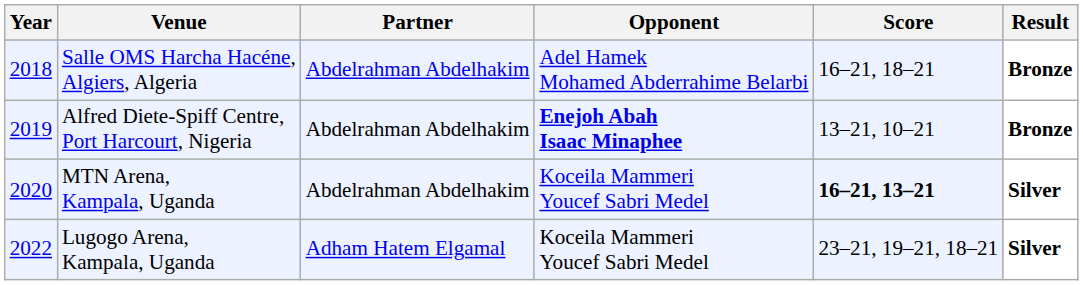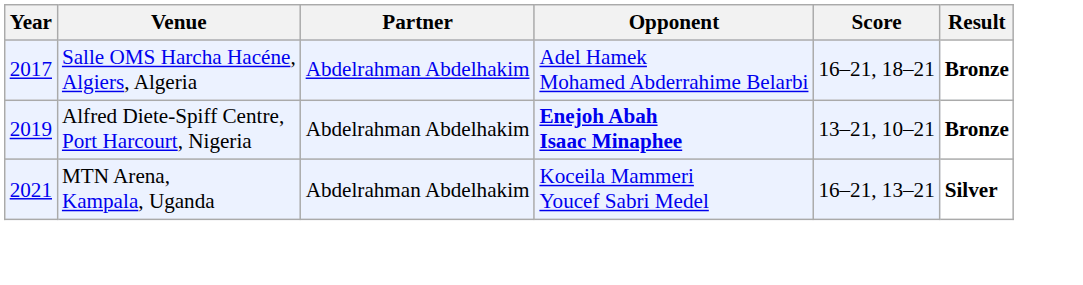(31, 69) 2018 -> (31, 69) 2017
(31, 189) 2020 -> (31, 189) 2021
(877, 189) bold -> (877, 189) normal
- row: (138, 249)
